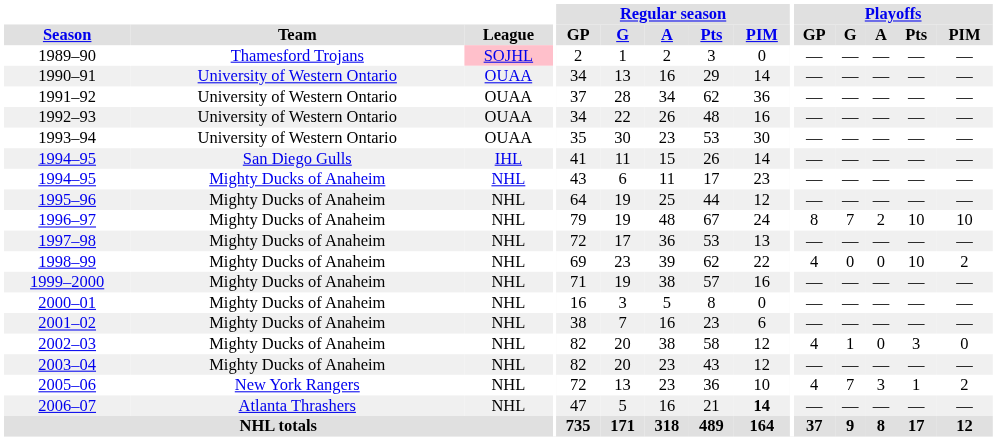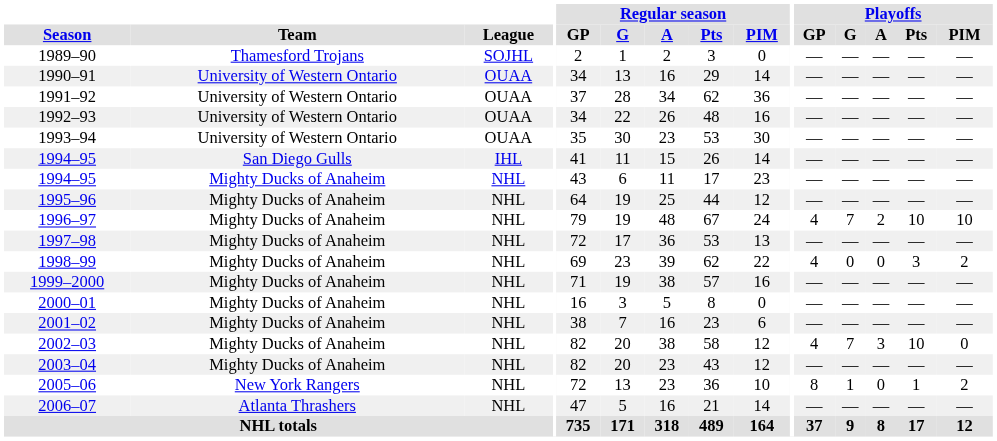(508, 55) pink background -> (508, 55) no background
(814, 220) 8 -> (814, 220) 4
(916, 261) 10 -> (916, 261) 3
(850, 343) 1 -> (850, 343) 7
(881, 343) 0 -> (881, 343) 3
(916, 343) 3 -> (916, 343) 10
(814, 385) 4 -> (814, 385) 8
(850, 385) 7 -> (850, 385) 1
(881, 385) 3 -> (881, 385) 0
(762, 405) bold -> (762, 405) normal
